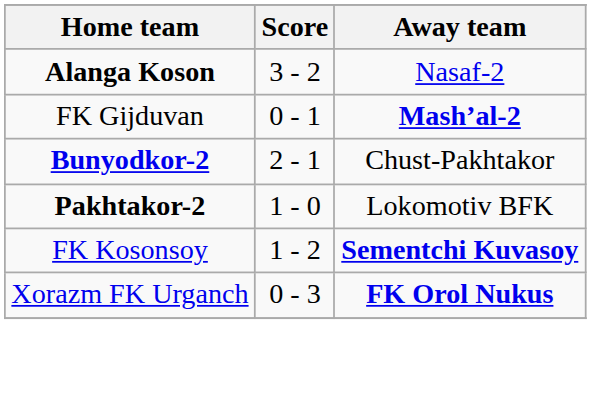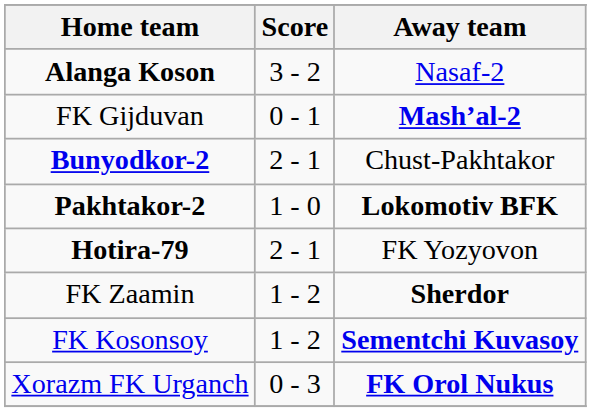(460, 205) normal -> (460, 205) bold
+ row: (130, 250)
+ row: (130, 294)
